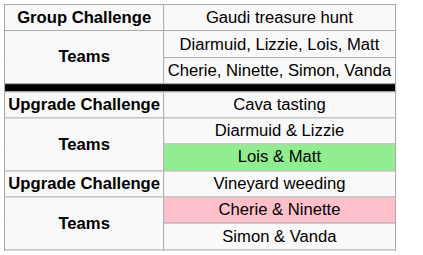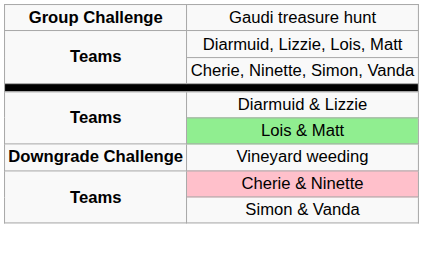- row: (279, 104)
(84, 183) Upgrade Challenge -> (96, 157) Downgrade Challenge
